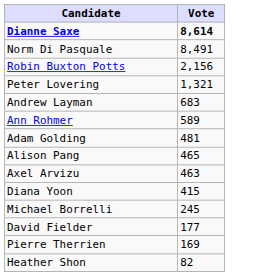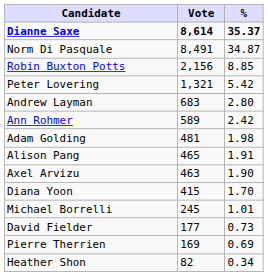+ column: (244, 13)
